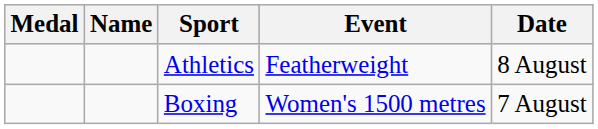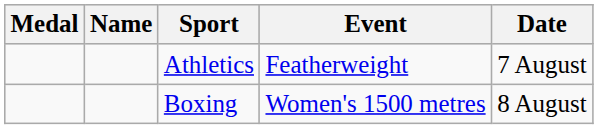(542, 63) 8 August -> (542, 63) 7 August
(542, 103) 7 August -> (542, 103) 8 August
